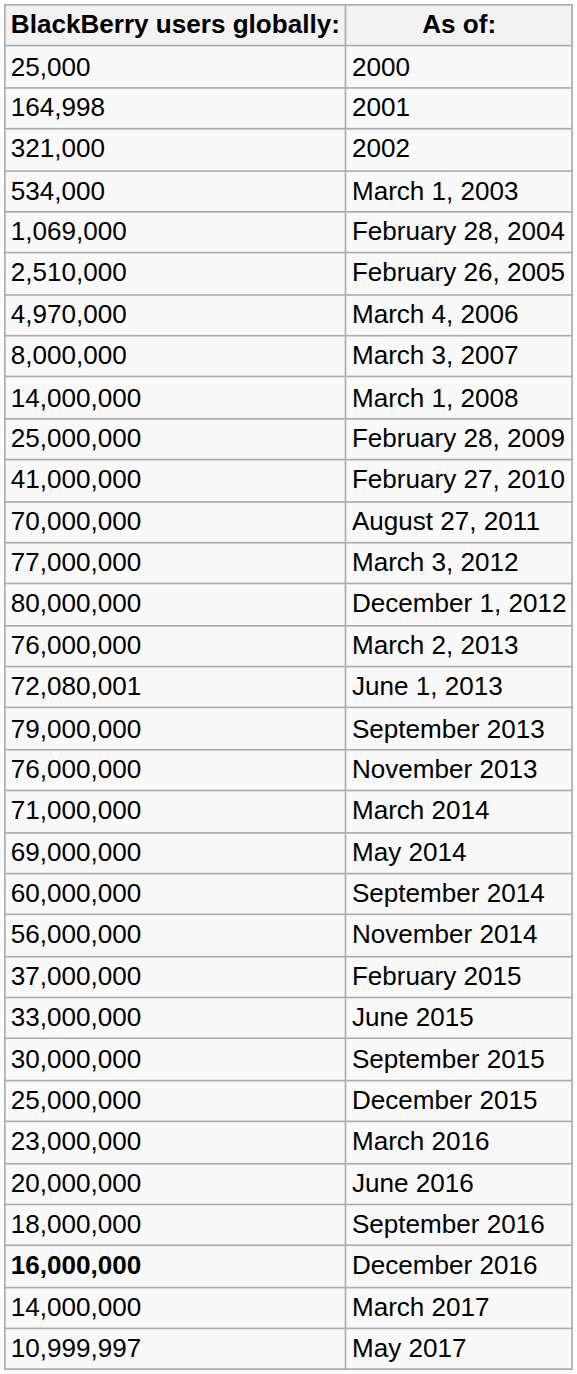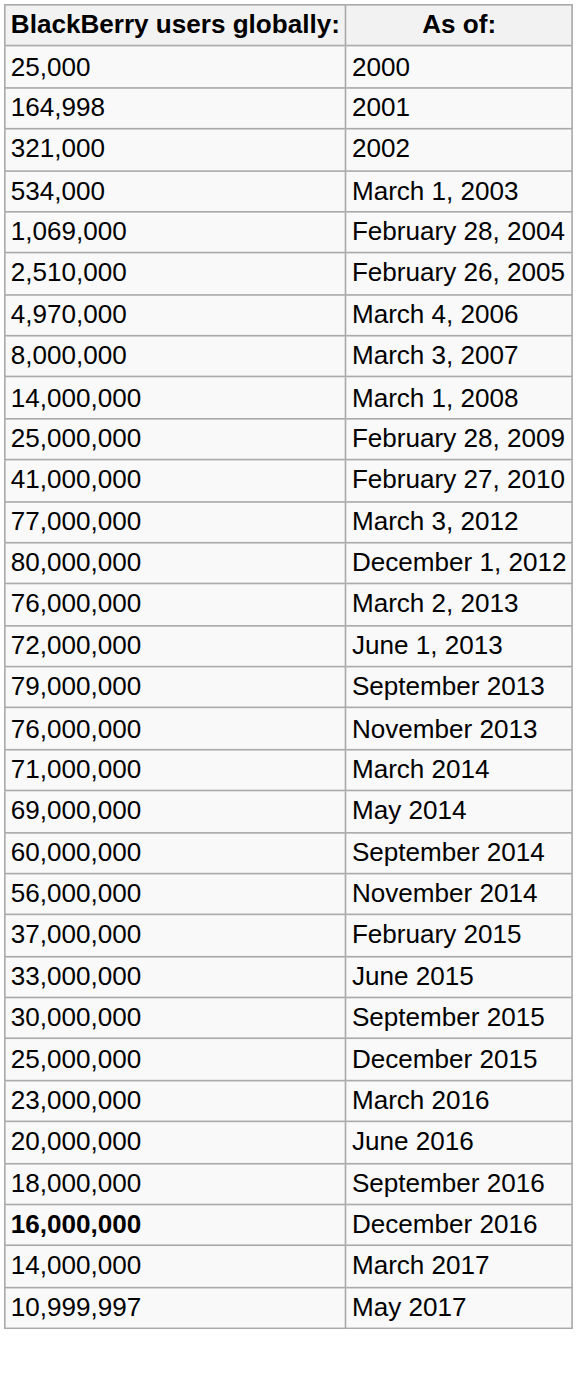- row: (446, 521)
(76, 686) 72,080,001 -> (76, 645) 72,000,000
